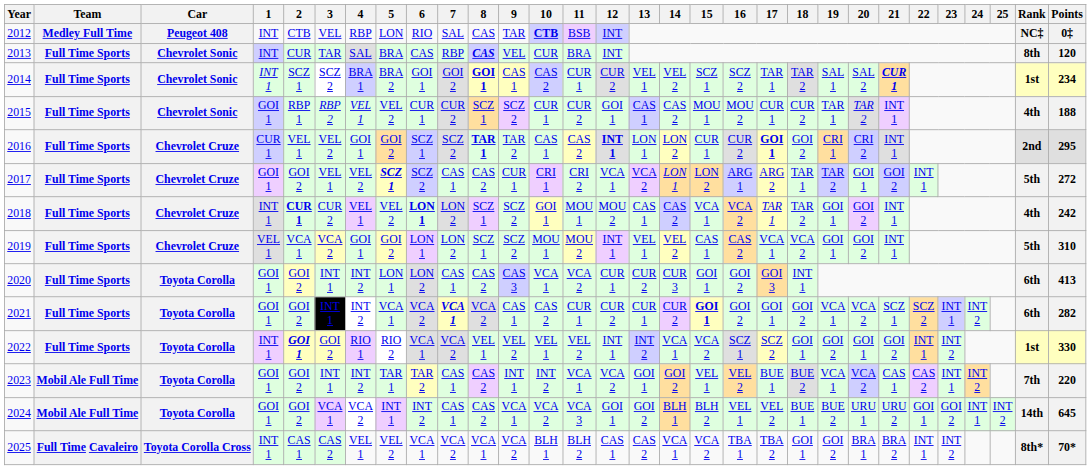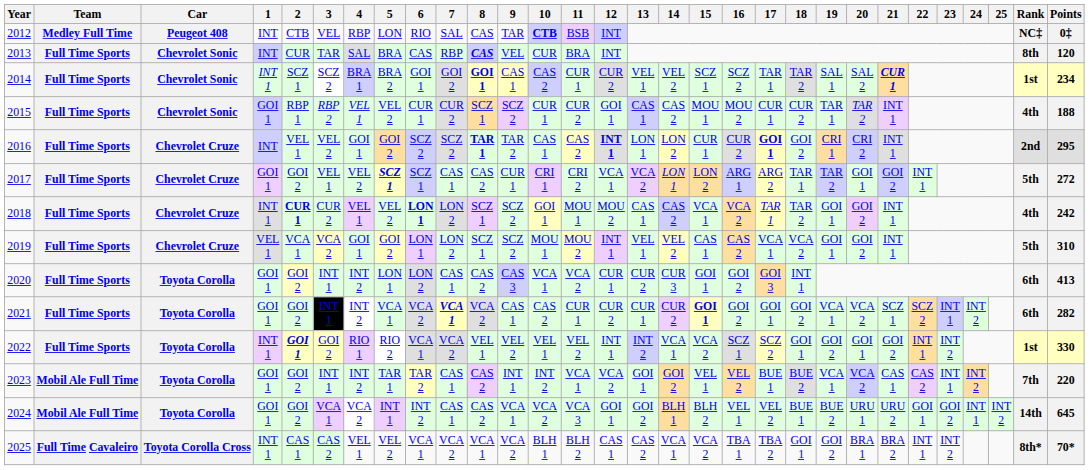(269, 146) CUR 1 -> (268, 146) INT
(422, 146) SCZ 1 -> (421, 146) SCZ 2
(422, 179) SCZ 2 -> (421, 179) SCZ 1
